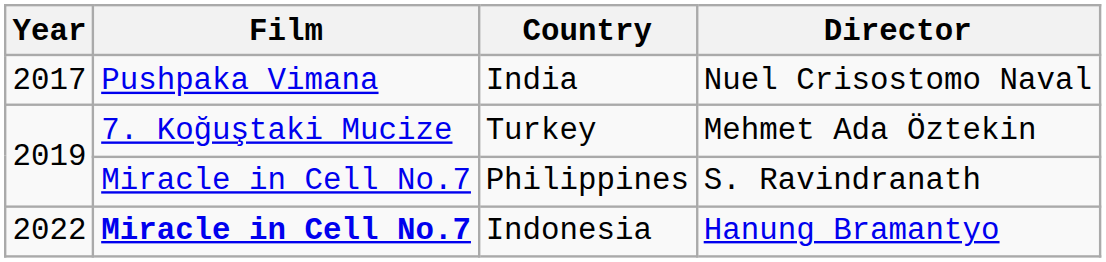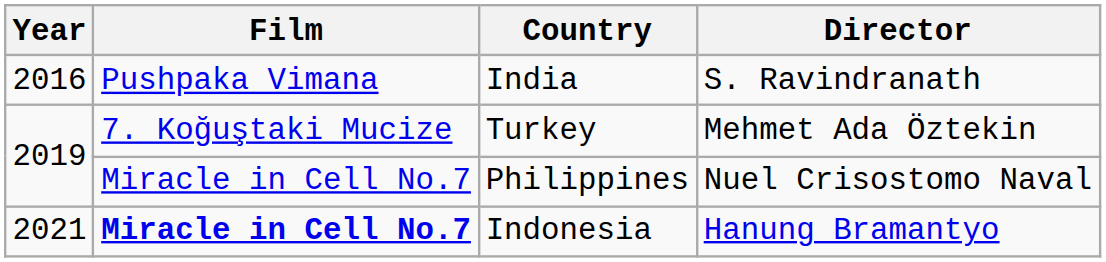(50, 81) 2017 -> (50, 81) 2016
(898, 81) Nuel Crisostomo Naval -> (842, 81) S. Ravindranath
(842, 181) S. Ravindranath -> (898, 181) Nuel Crisostomo Naval
(50, 231) 2022 -> (50, 231) 2021
